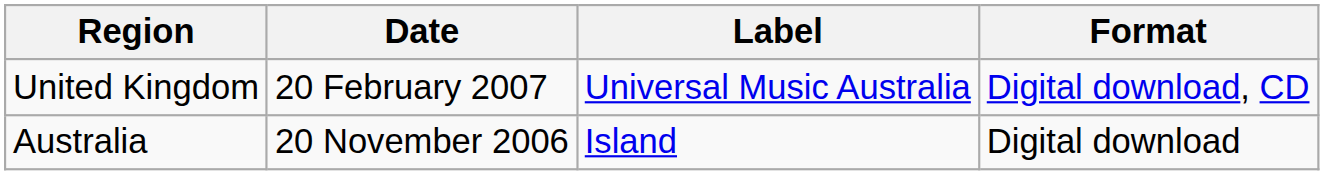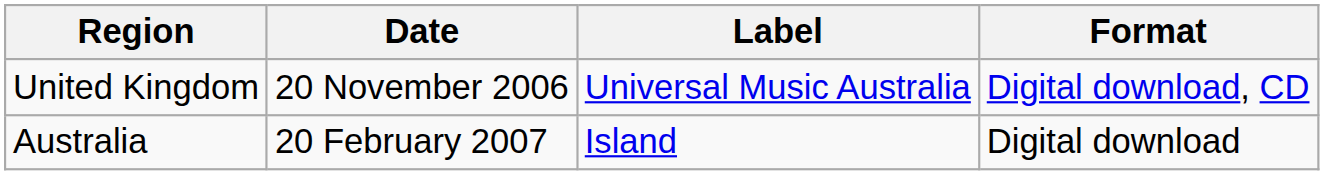(411, 86) 20 February 2007 -> (422, 86) 20 November 2006
(422, 141) 20 November 2006 -> (411, 141) 20 February 2007
